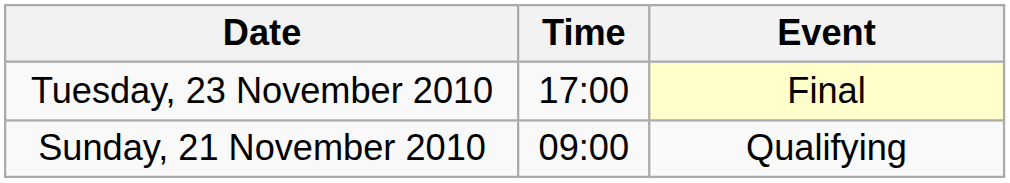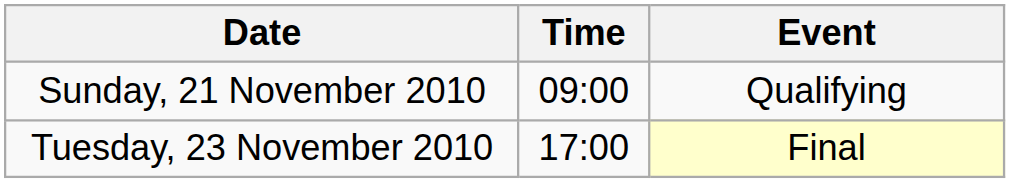rows swapped: (262, 147) <-> (262, 90)
